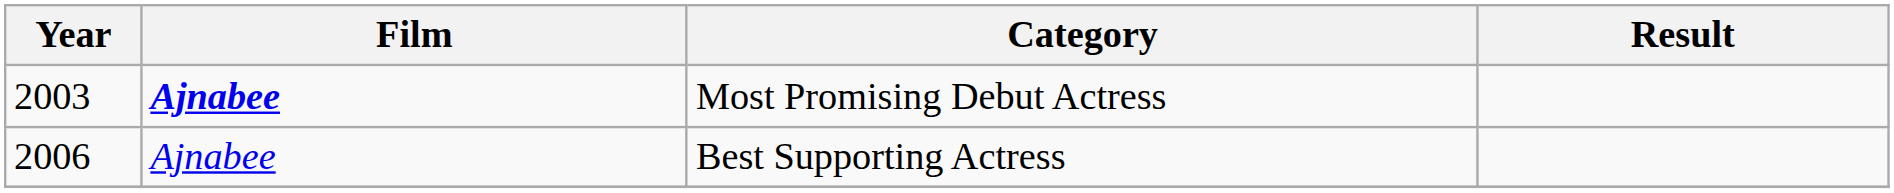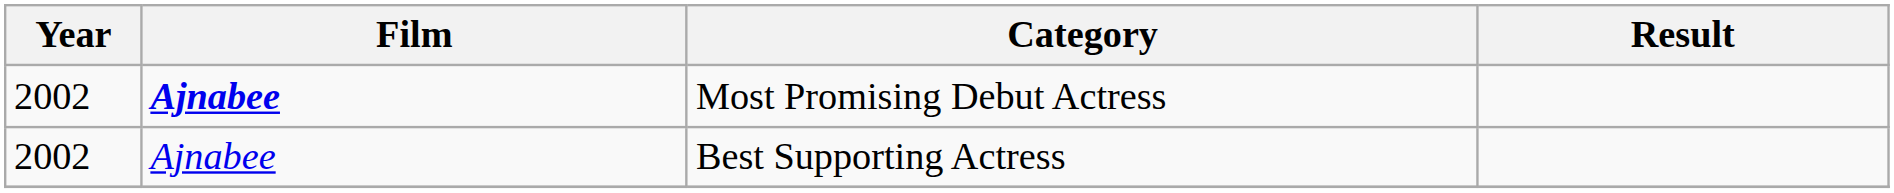(52, 95) 2003 -> (52, 95) 2002
(52, 156) 2006 -> (52, 156) 2002
